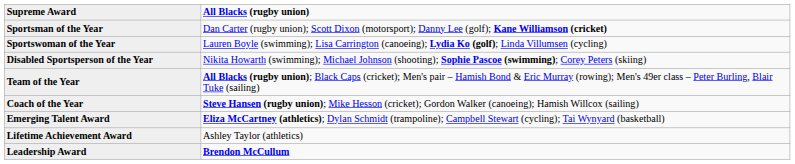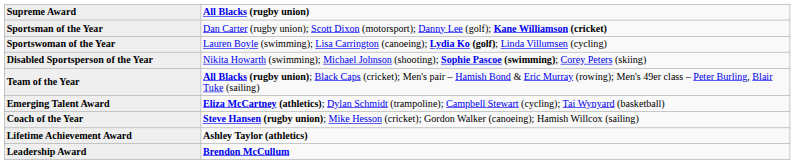rows swapped: (45, 103) <-> (58, 119)
(253, 135) normal -> (255, 135) bold
